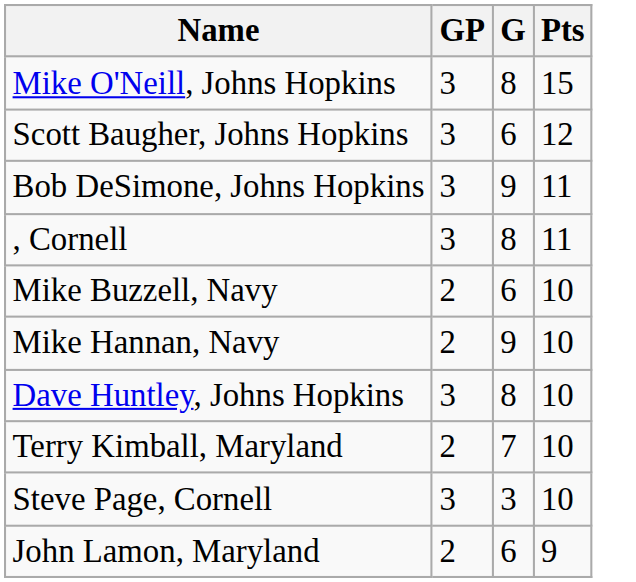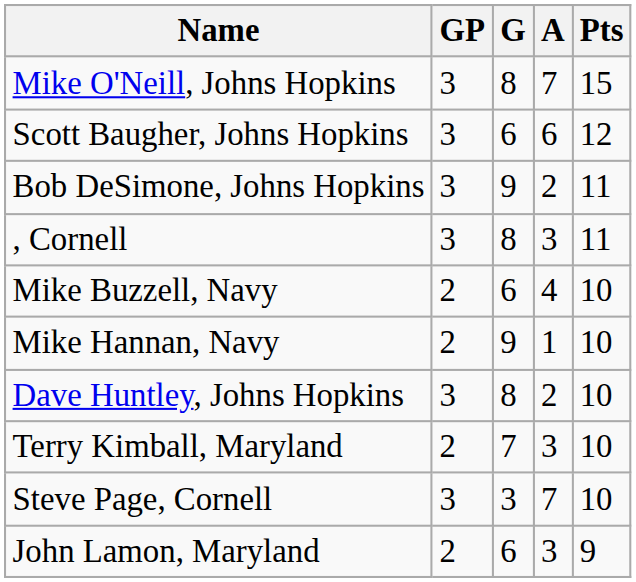+ column: (553, 30)
